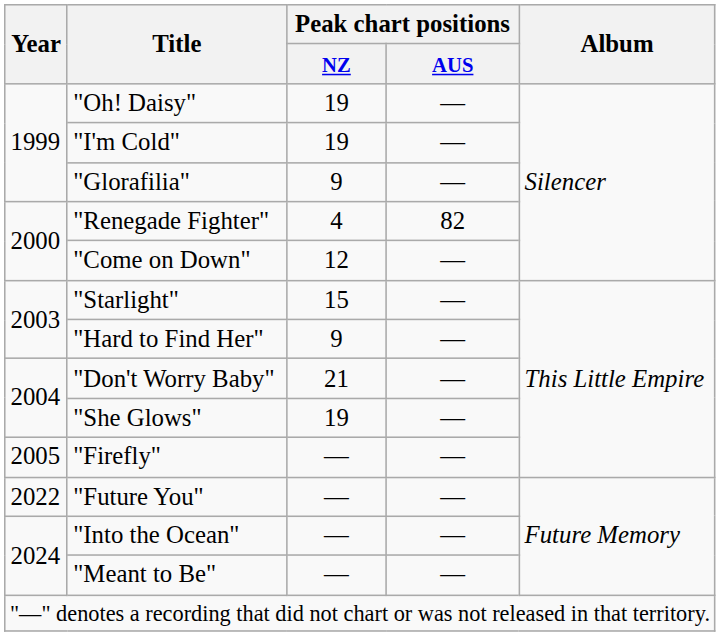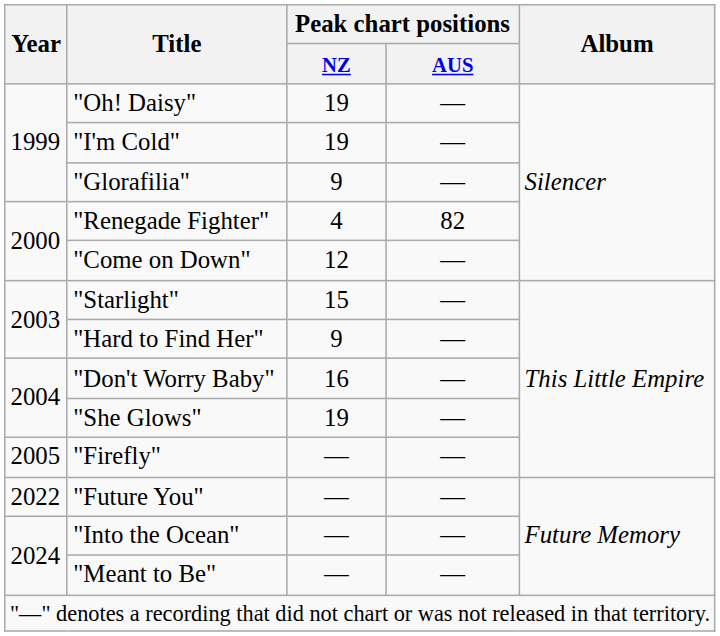(336, 378) 21 -> (336, 378) 16
